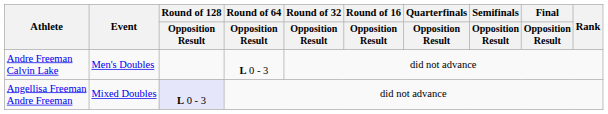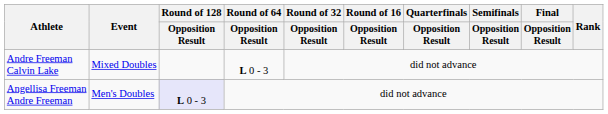(123, 65) Men's Doubles -> (124, 65) Mixed Doubles
(124, 94) Mixed Doubles -> (123, 94) Men's Doubles
